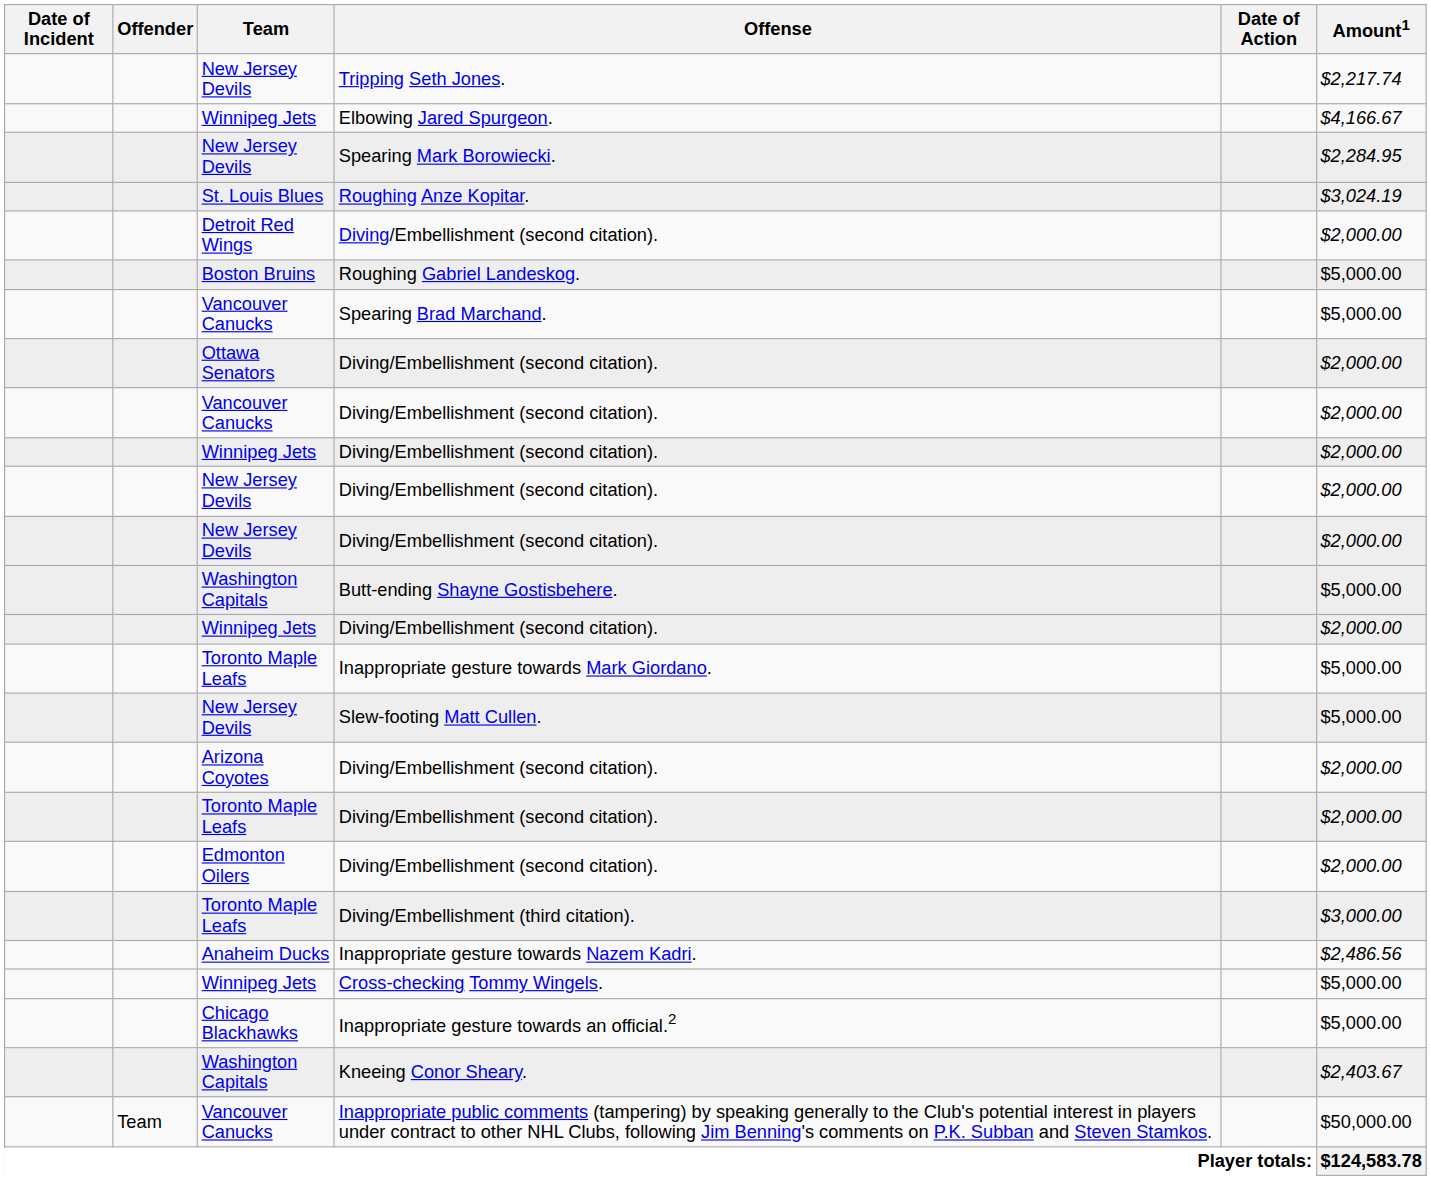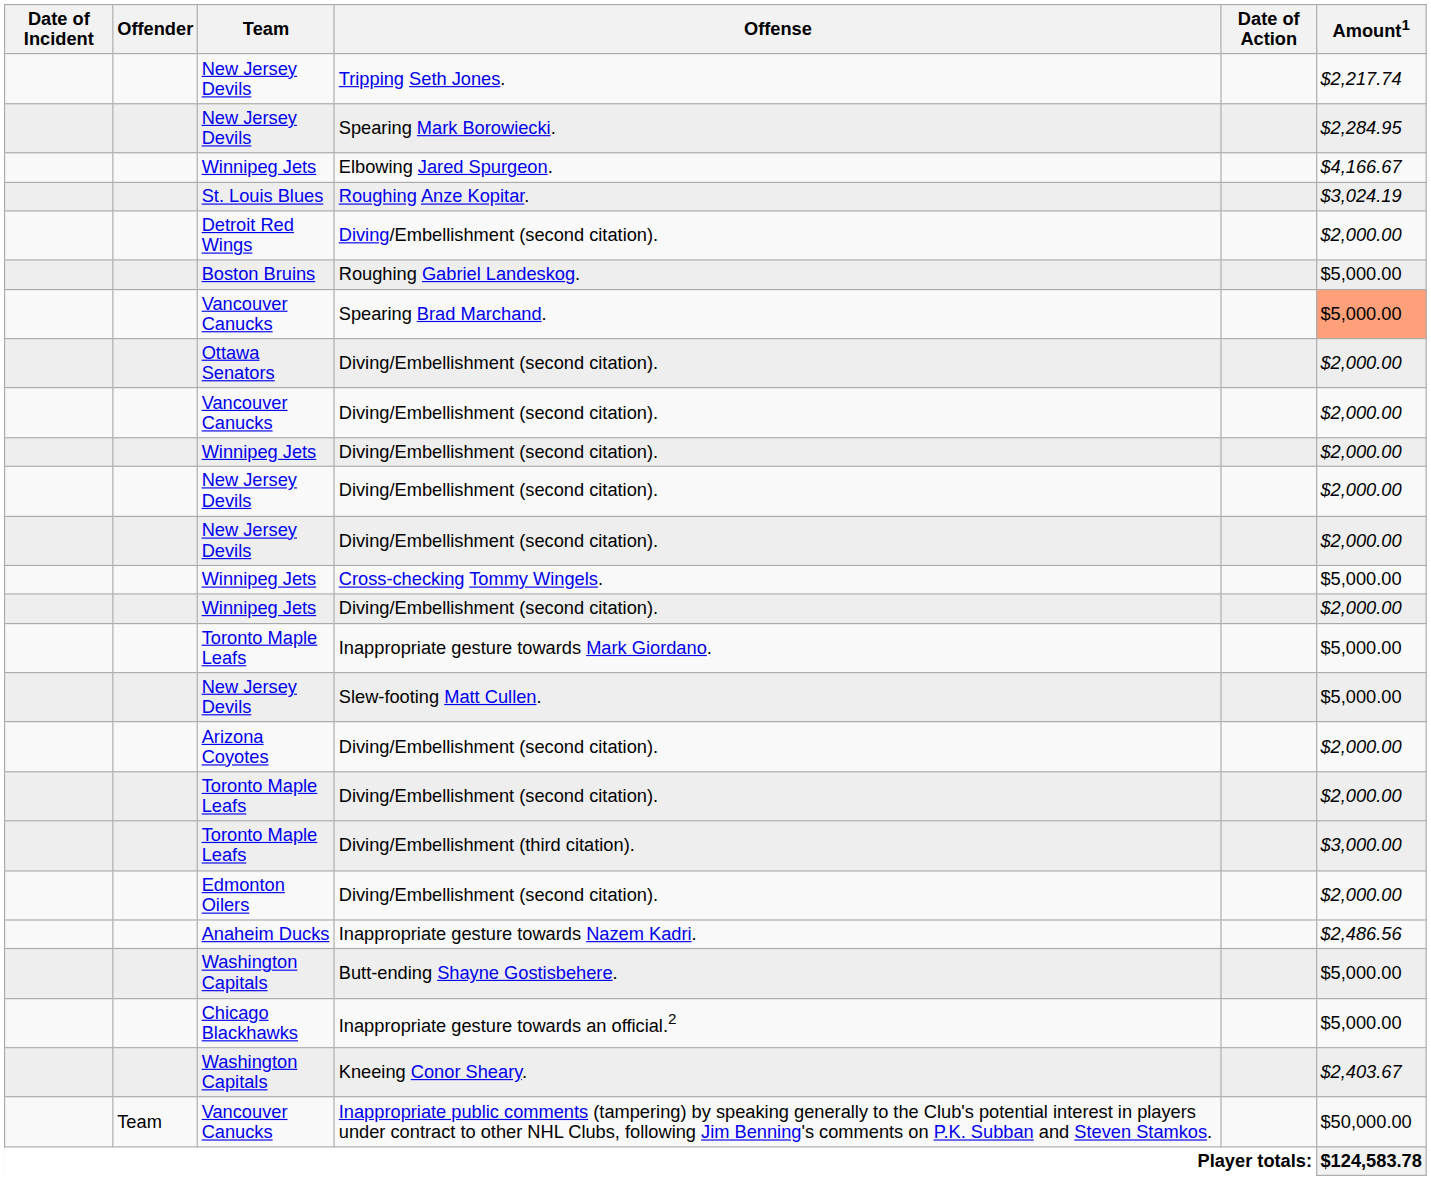rows swapped: (249, 157) <-> (259, 117)
(1361, 313) no background -> (1361, 313) lightsalmon background
rows swapped: (259, 983) <-> (249, 589)
rows swapped: (243, 866) <-> (259, 915)
